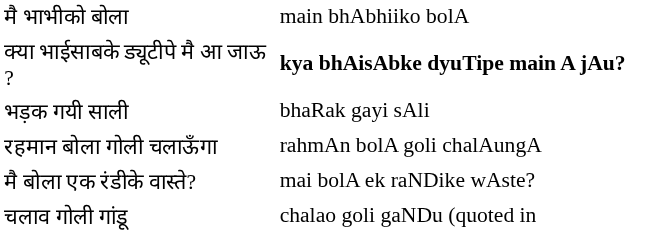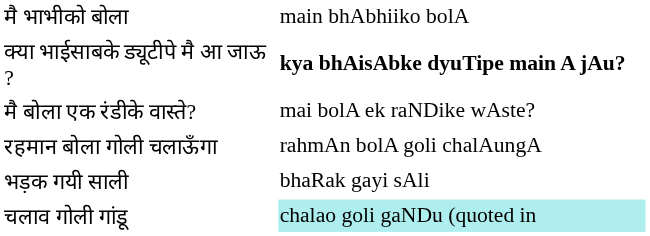rows swapped: (66, 111) <-> (100, 181)
(408, 215) no background -> (408, 215) paleturquoise background
